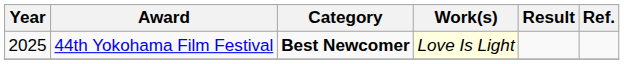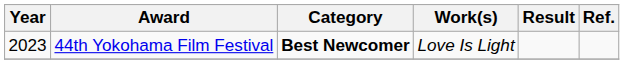(28, 45) 2025 -> (28, 45) 2023
(466, 45) lightyellow background -> (466, 45) no background
